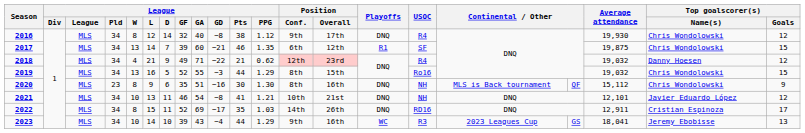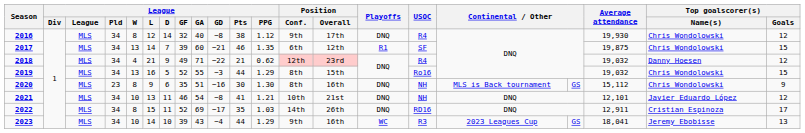(576, 84) QF -> (576, 84) GS
